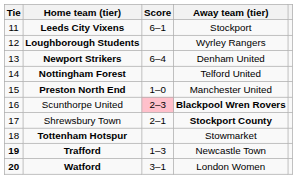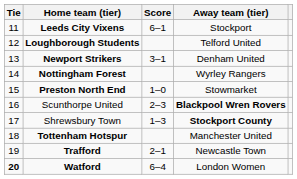(231, 43) Wyrley Rangers -> (231, 43) Telford United
(158, 58) 6–4 -> (158, 58) 3–1
(231, 73) Telford United -> (231, 73) Wyrley Rangers
(231, 89) Manchester United -> (231, 89) Stowmarket
(158, 104) pink background -> (158, 104) no background
(158, 120) 2–1 -> (158, 120) 1–3
(231, 135) Stowmarket -> (231, 135) Manchester United
(14, 151) bold -> (14, 151) normal
(158, 151) 1–3 -> (158, 151) 2–1
(158, 166) 3–1 -> (158, 166) 6–4
